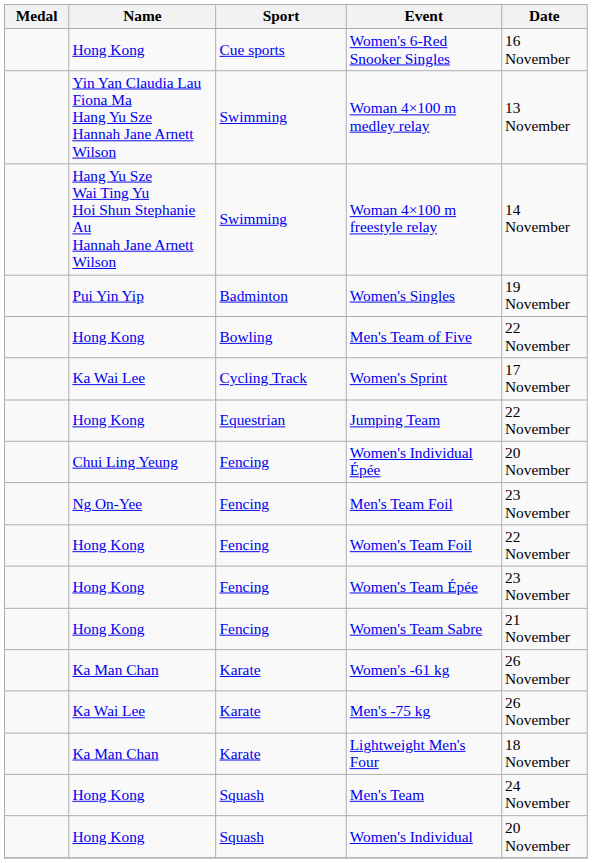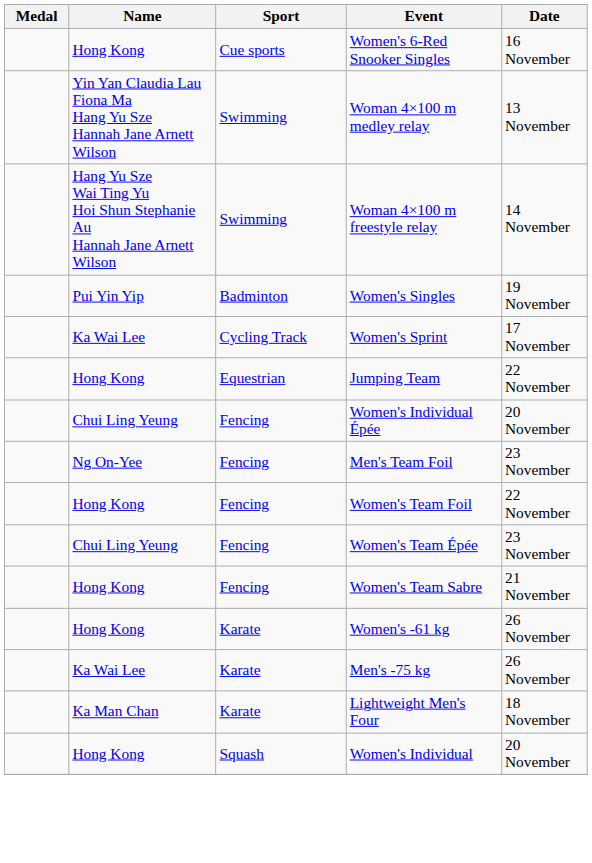- row: (411, 337)
(108, 587) Hong Kong -> (125, 545) Chui Ling Yeung
(115, 670) Ka Man Chan -> (108, 628) Hong Kong
- row: (387, 795)
